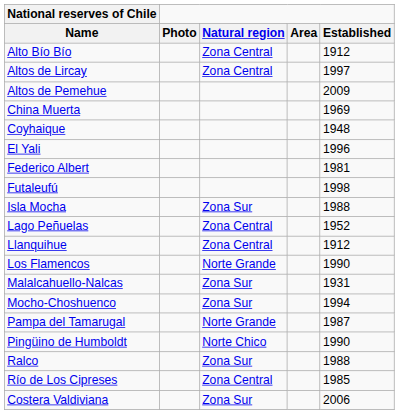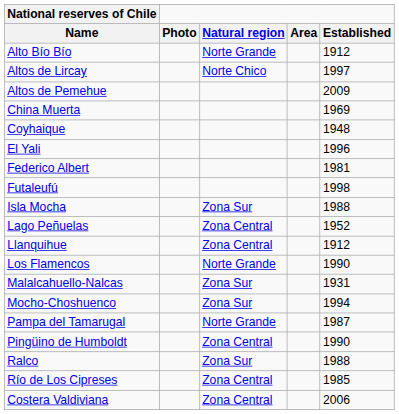(237, 52) Zona Central -> (239, 52) Norte Grande
(237, 71) Zona Central -> (234, 71) Norte Chico
(234, 341) Norte Chico -> (237, 341) Zona Central
(227, 399) Zona Sur -> (237, 399) Zona Central
